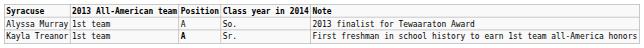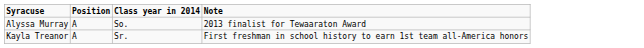- column: (125, 11)
(183, 37) bold -> (74, 37) normal
